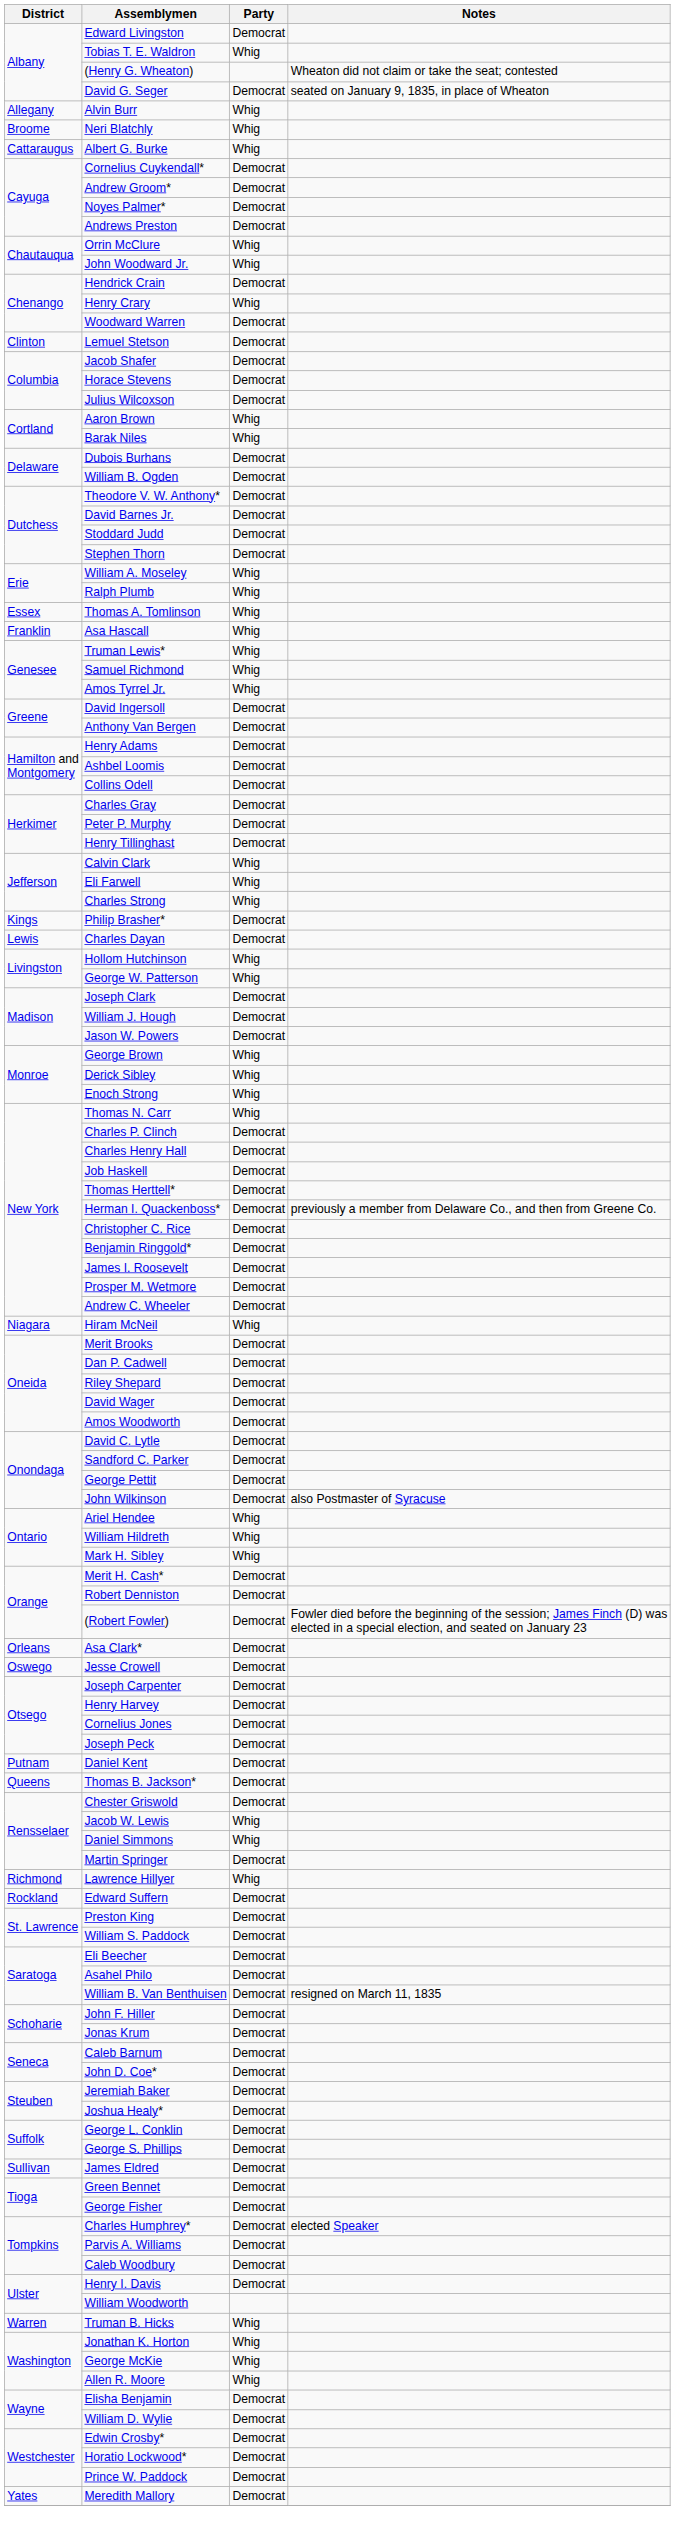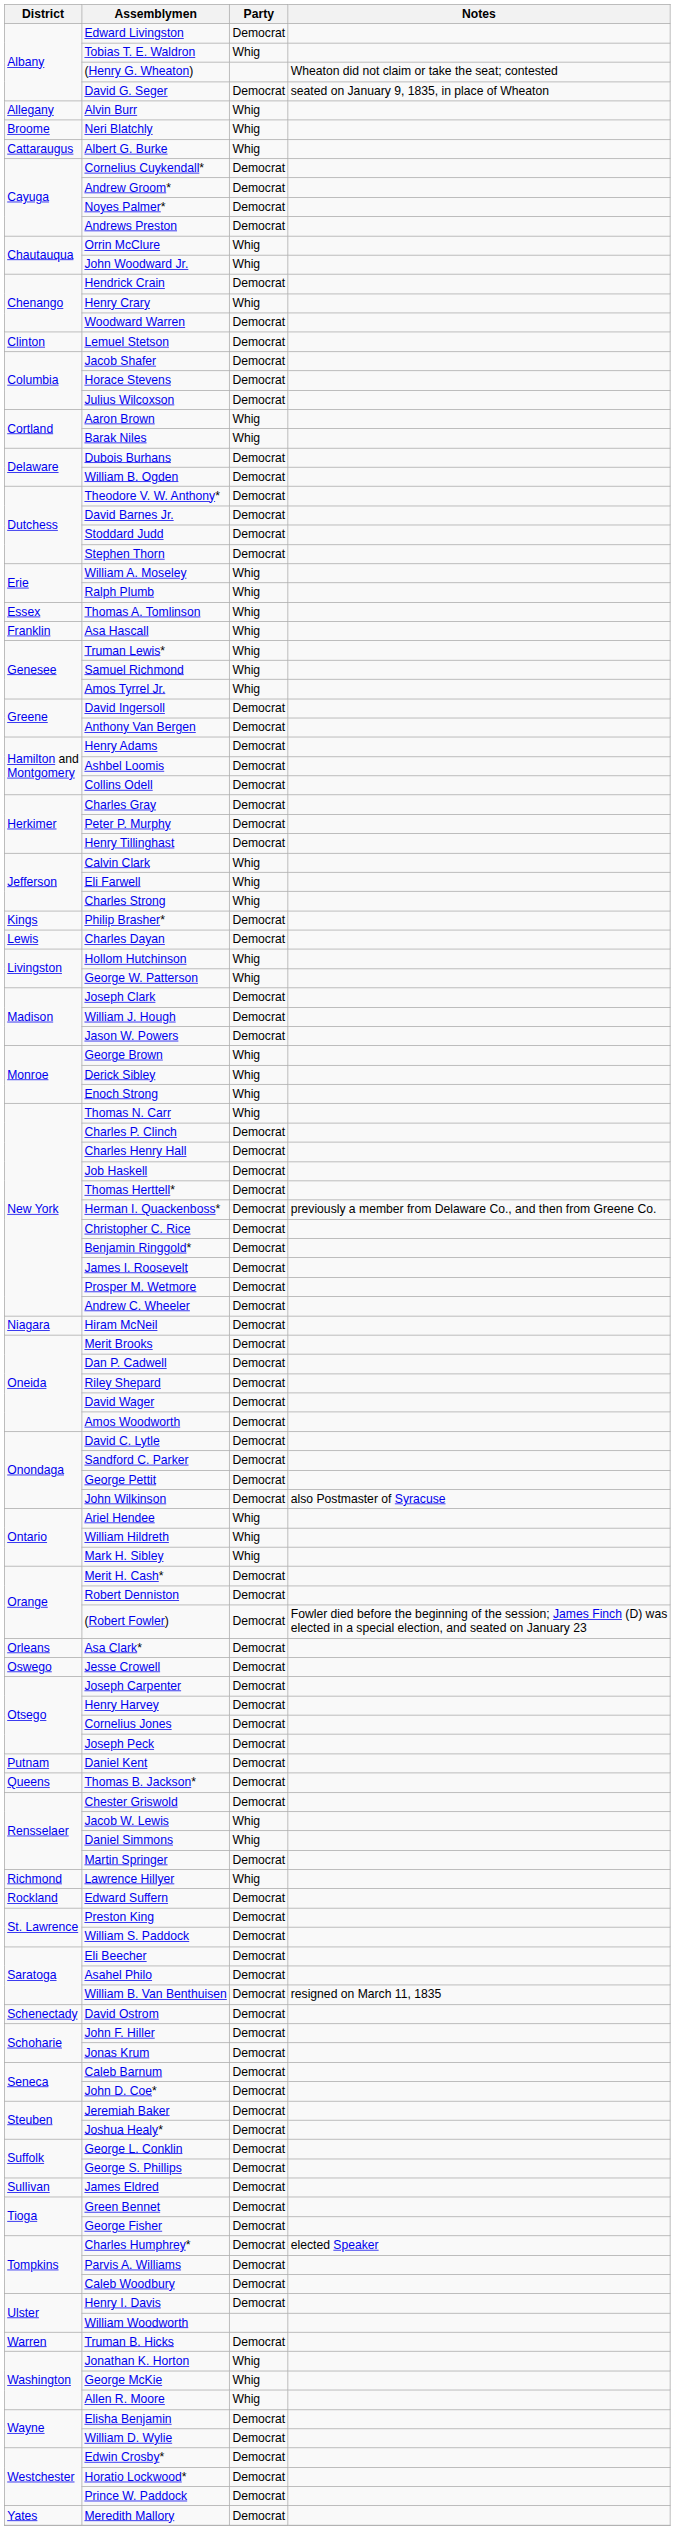(246, 1325) Whig -> (259, 1325) Democrat
+ row: (122, 2014)
(246, 2322) Whig -> (259, 2342) Democrat
